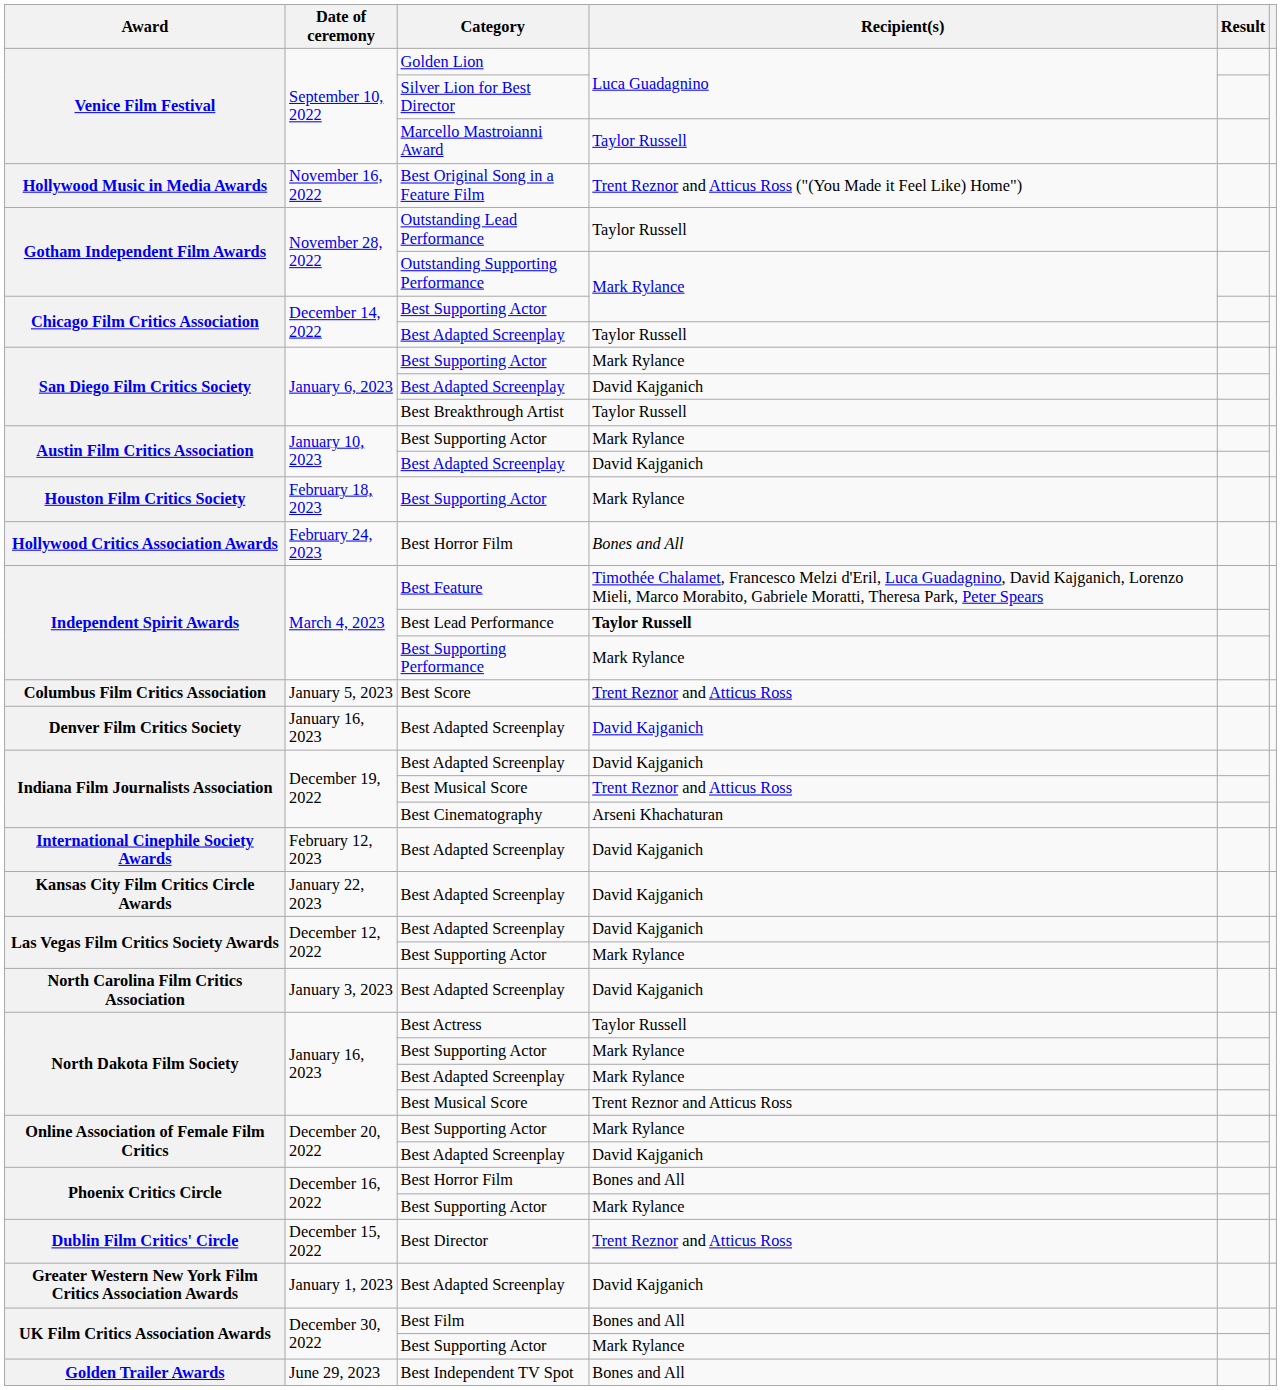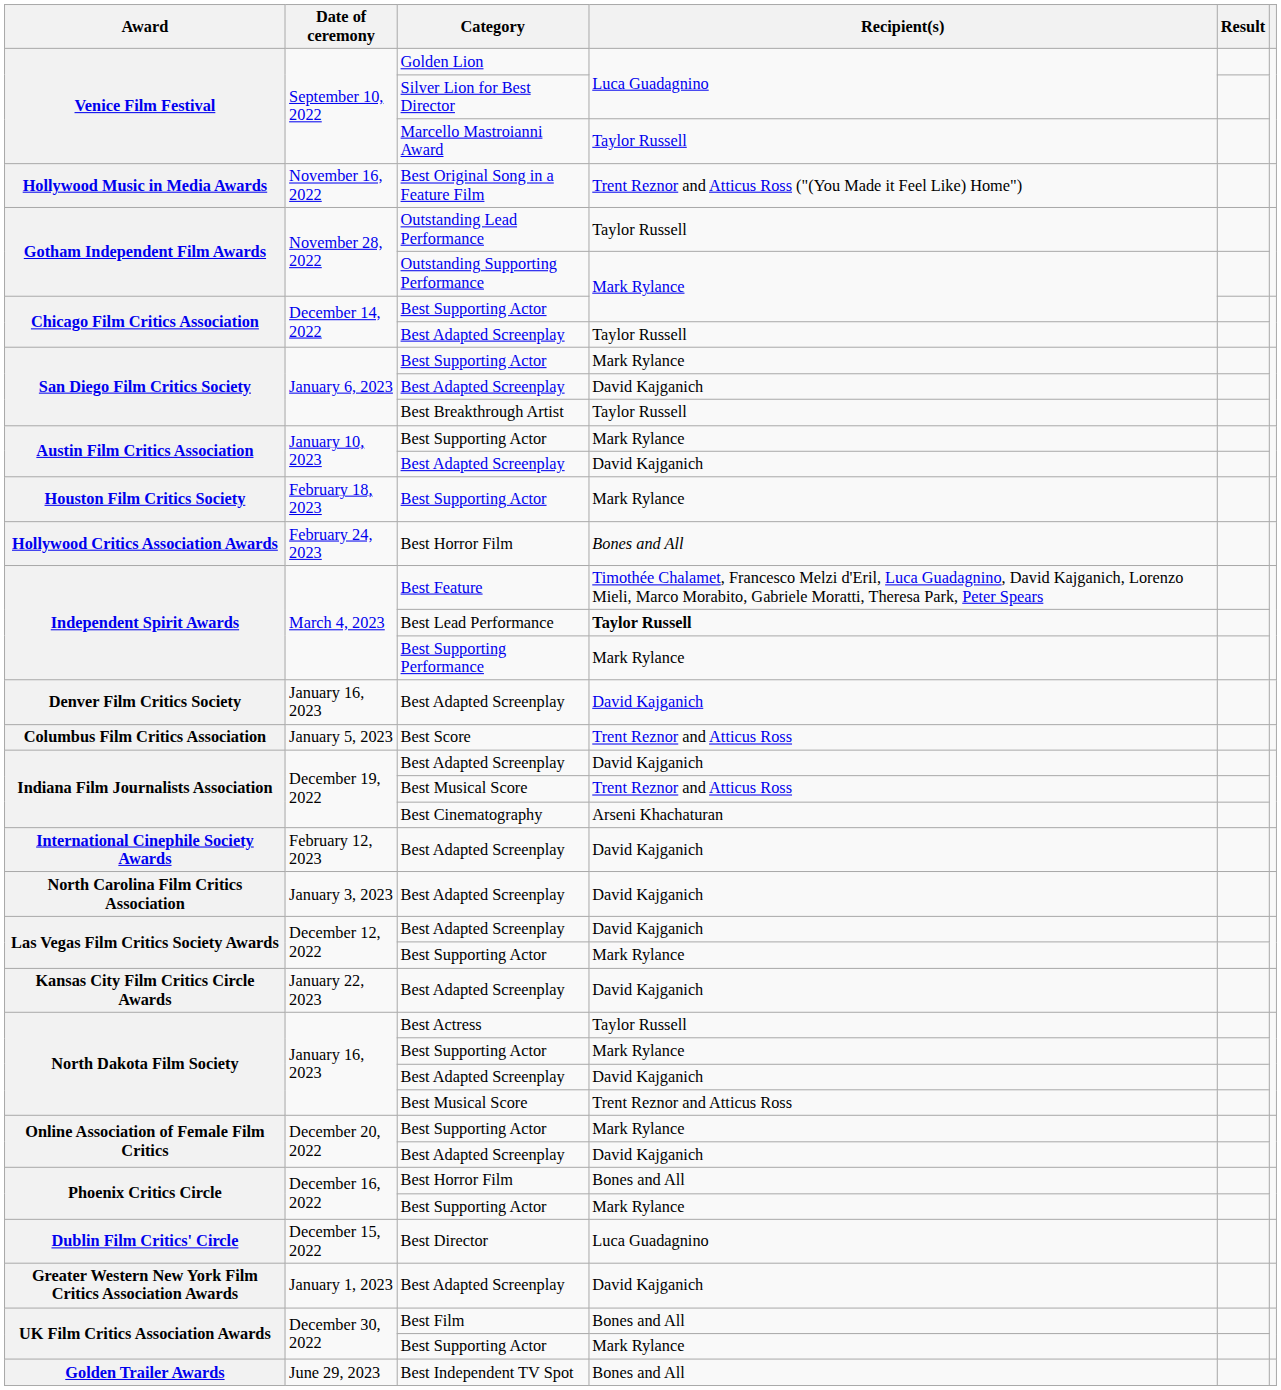rows swapped: (145, 692) <-> (145, 727)
rows swapped: (145, 894) <-> (145, 990)
(638, 1076) Mark Rylance -> (648, 1076) David Kajganich
(692, 1241) Trent Reznor and Atticus Ross -> (650, 1241) Luca Guadagnino
